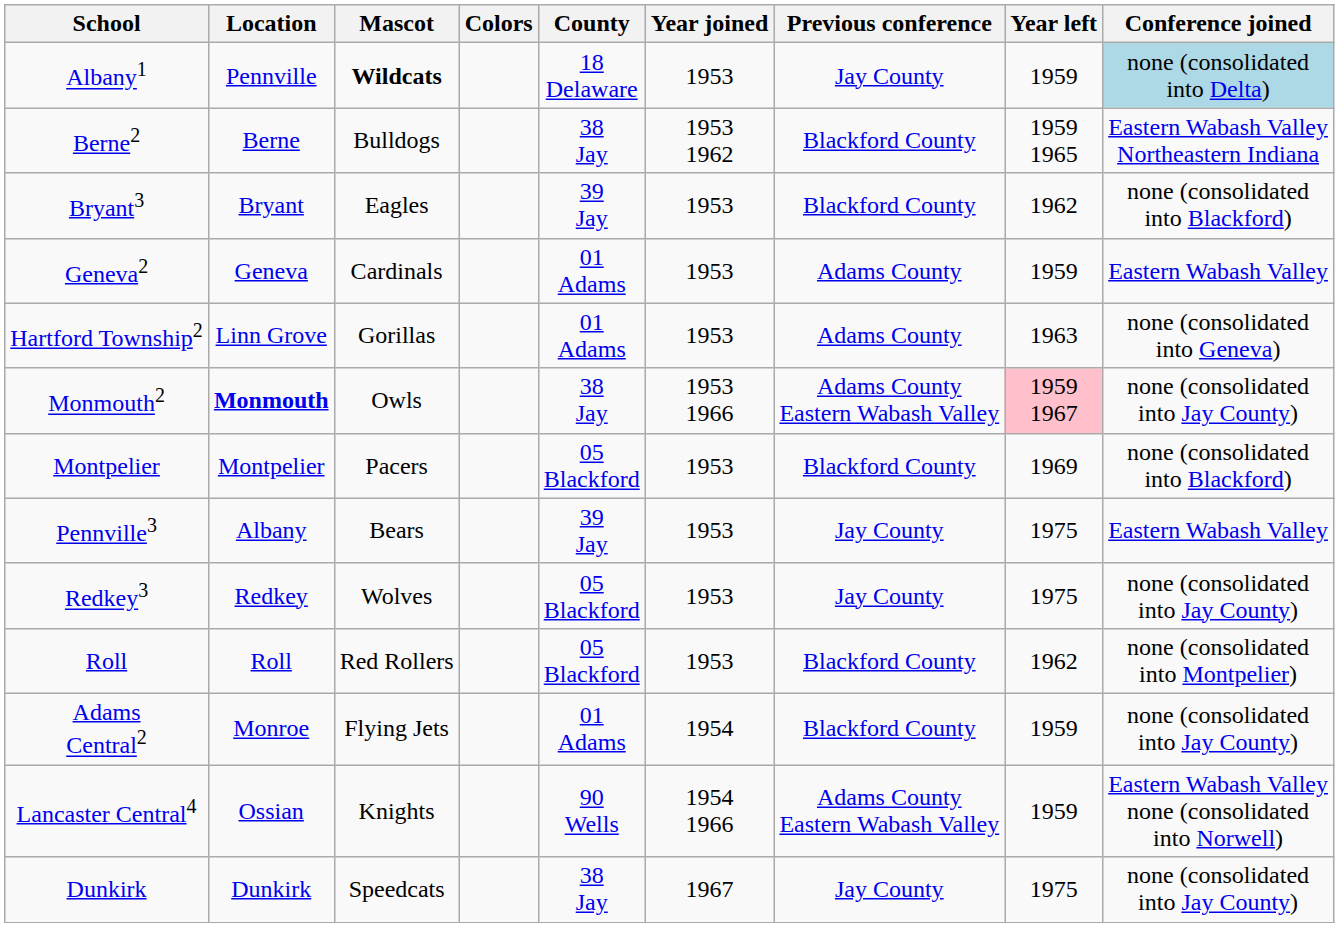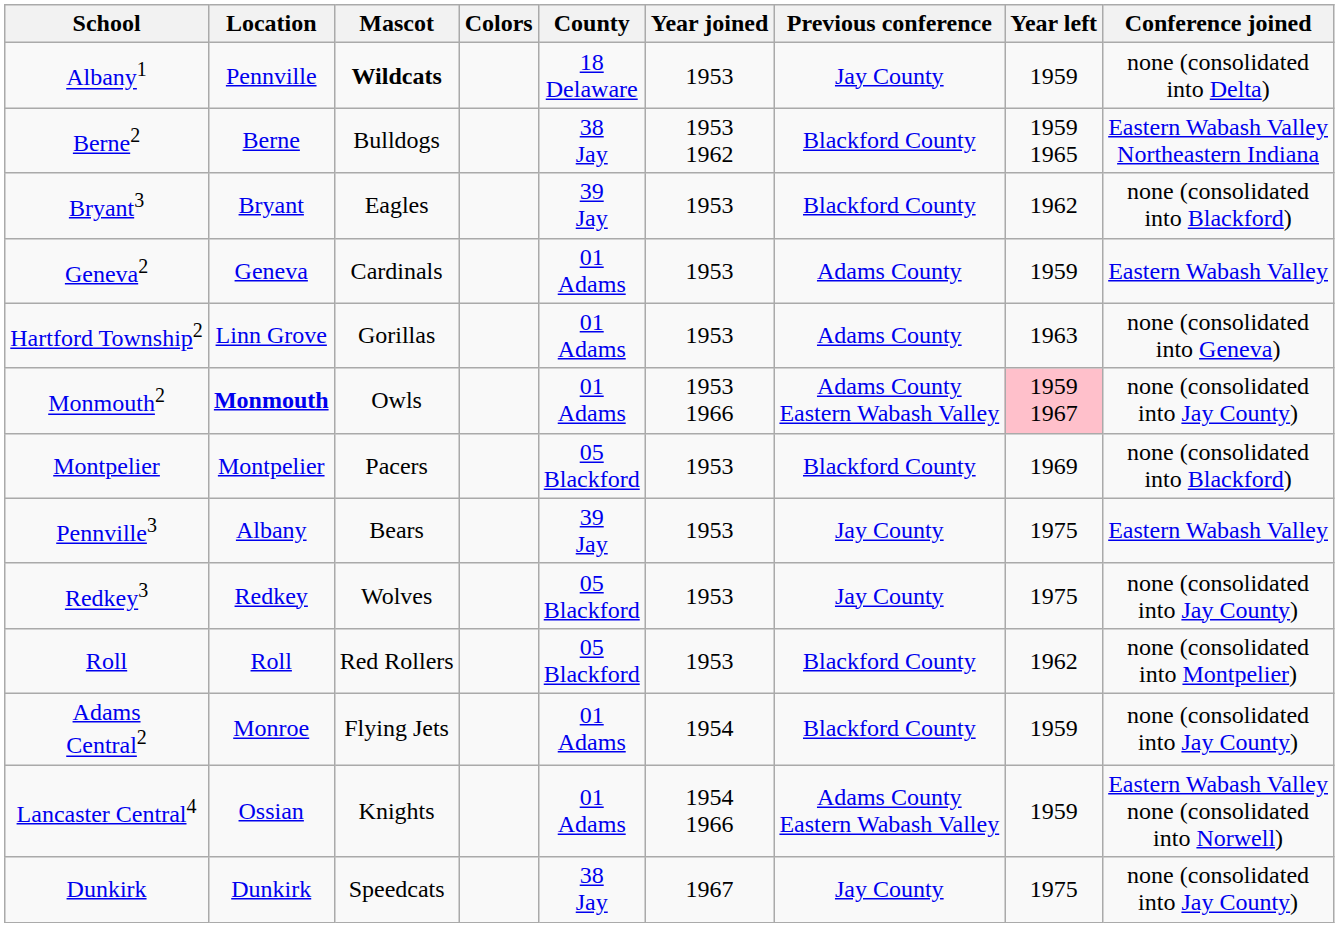(1218, 75) lightblue background -> (1218, 75) no background
(592, 400) 38 Jay -> (592, 400) 01 Adams
(592, 810) 90 Wells -> (592, 810) 01 Adams
